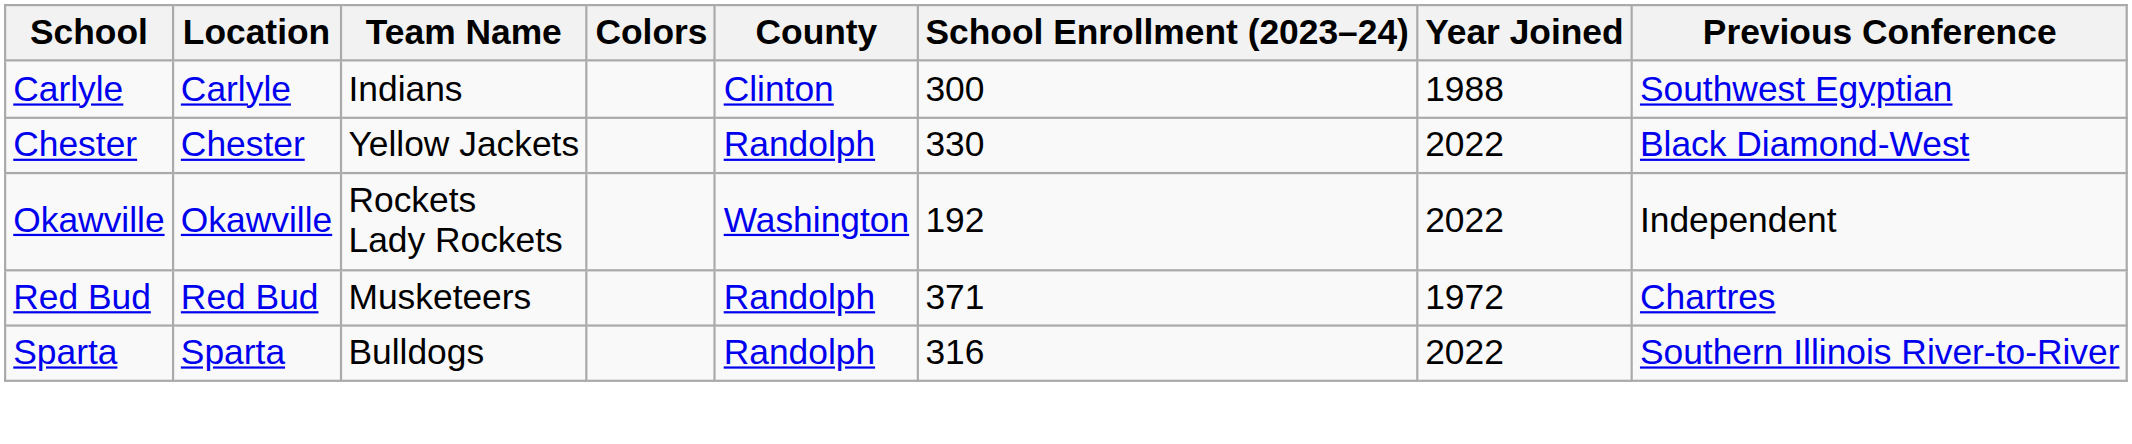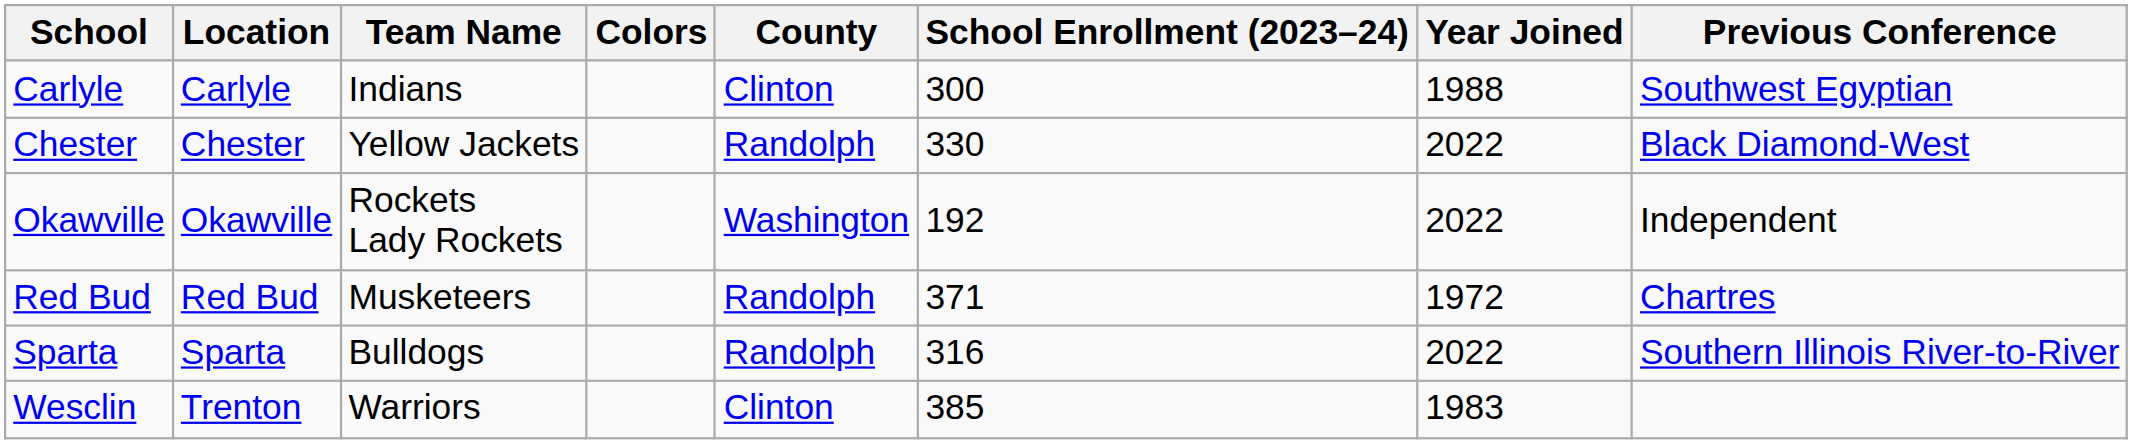+ row: (75, 408)
